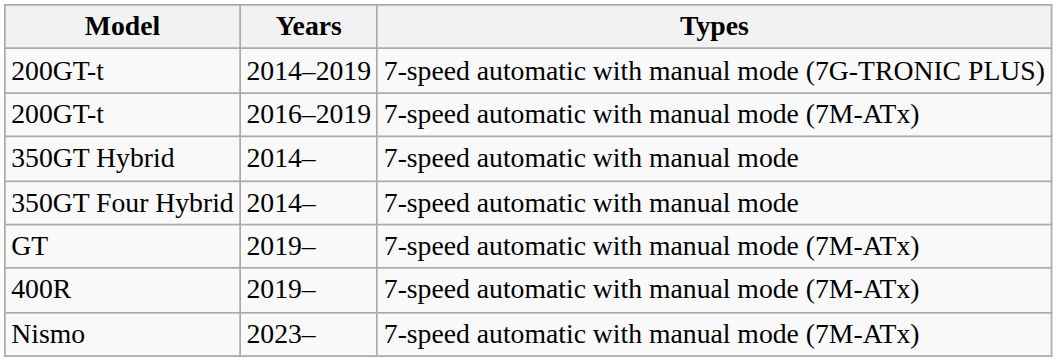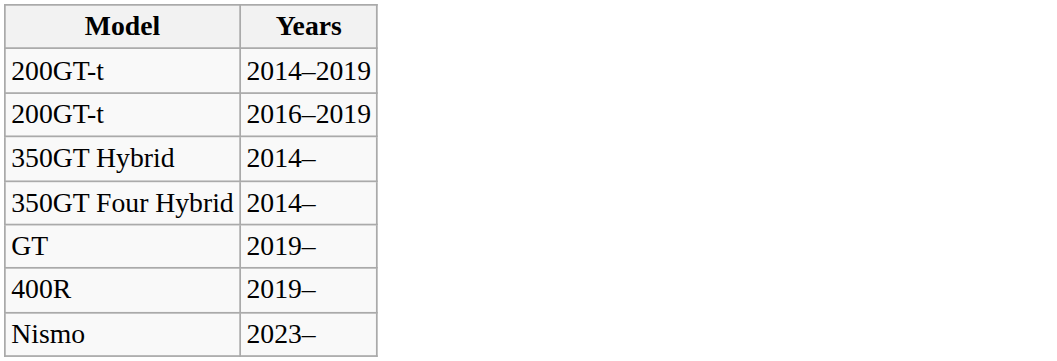- column: (714, 26)
